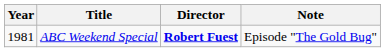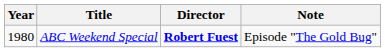(21, 36) 1981 -> (21, 36) 1980
